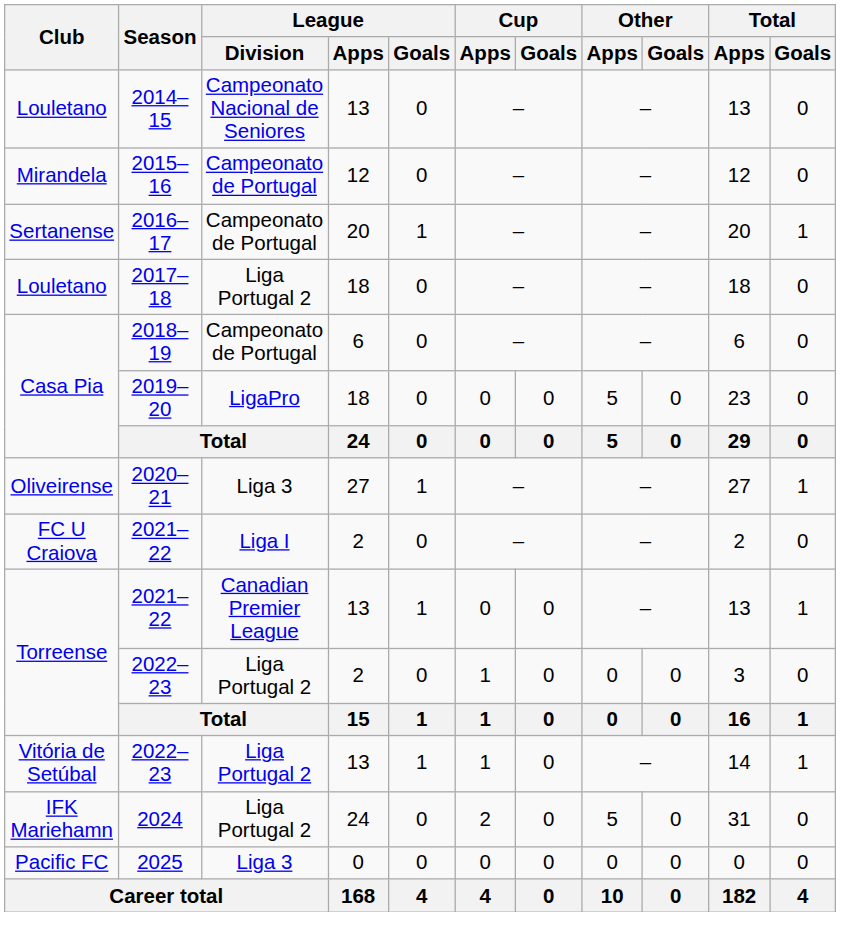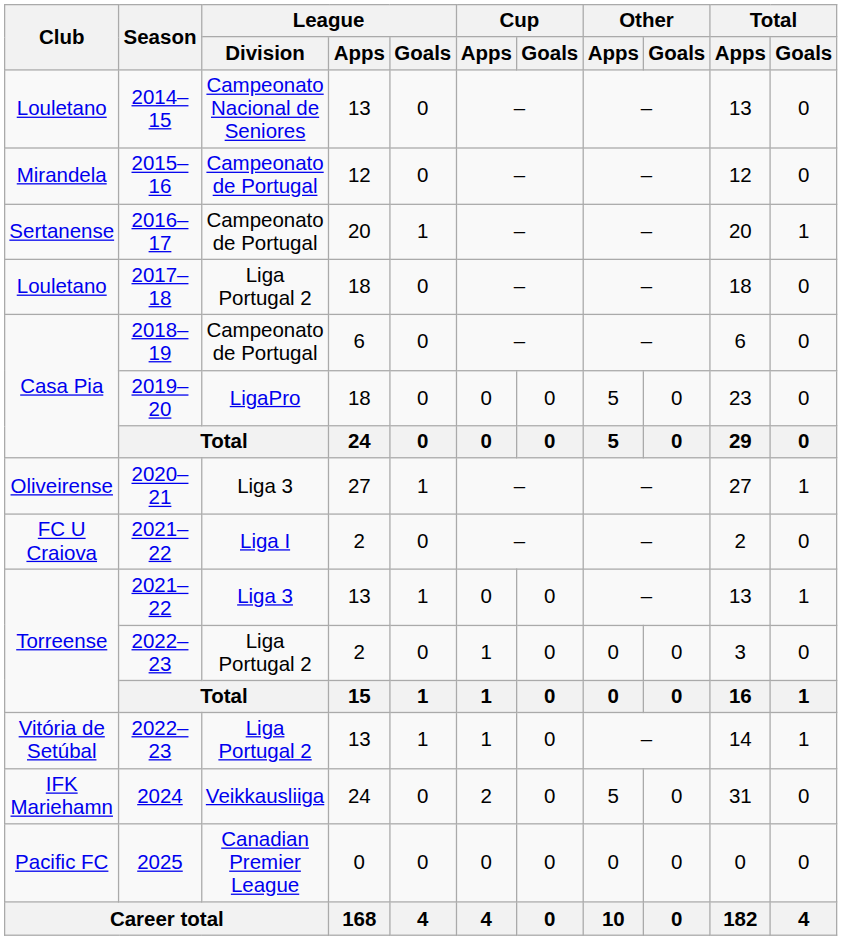(264, 608) Canadian Premier League -> (265, 596) Liga 3
(264, 818) Liga Portugal 2 -> (265, 795) Veikkausliiga
(264, 862) Liga 3 -> (265, 862) Canadian Premier League
